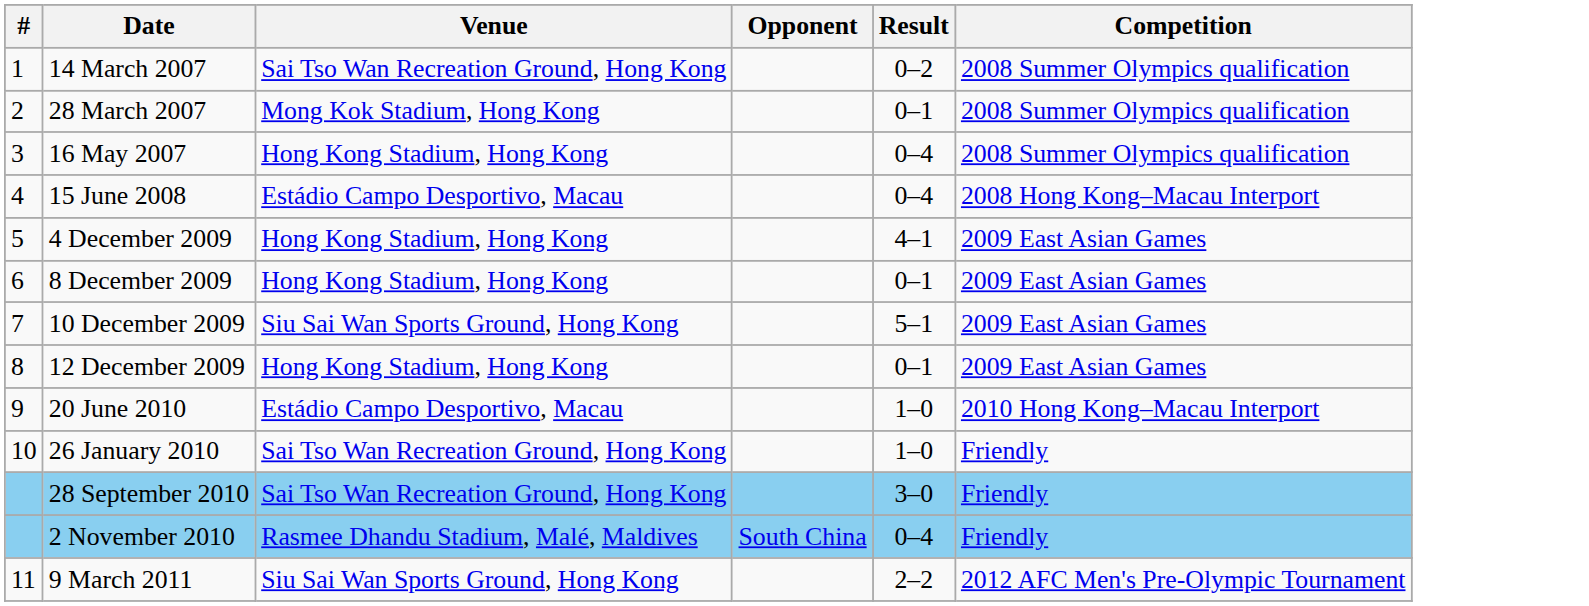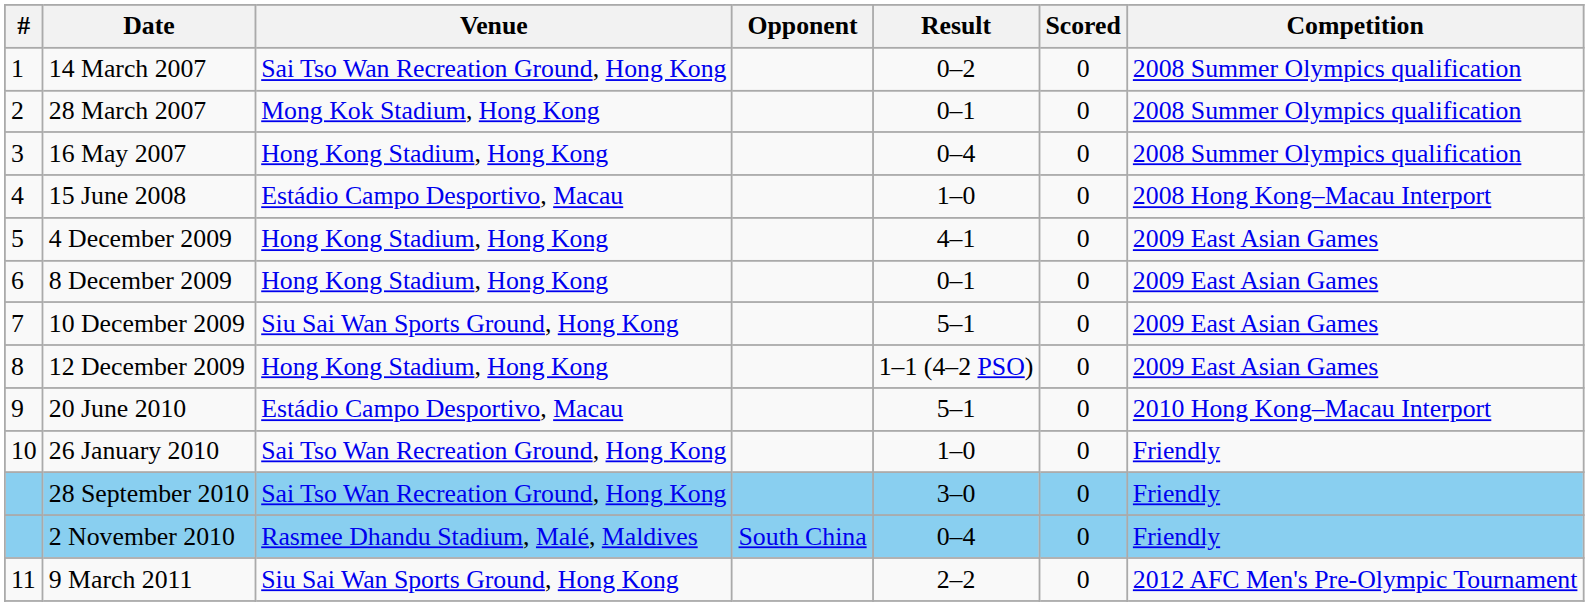+ column: (1083, 26)
(914, 196) 0–4 -> (956, 196) 1–0
(914, 366) 0–1 -> (956, 366) 1–1 (4–2 PSO)
(914, 408) 1–0 -> (956, 408) 5–1
